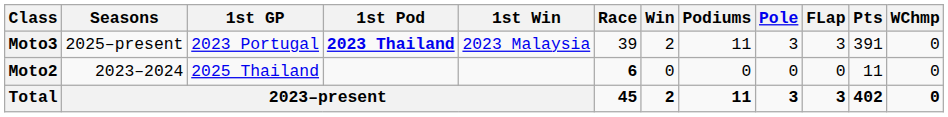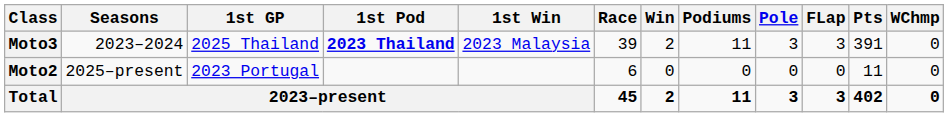(124, 45) 2025–present -> (139, 45) 2023–2024
(255, 45) 2023 Portugal -> (255, 45) 2025 Thailand
(139, 71) 2023–2024 -> (124, 71) 2025–present
(255, 71) 2025 Thailand -> (255, 71) 2023 Portugal
(632, 71) bold -> (632, 71) normal
